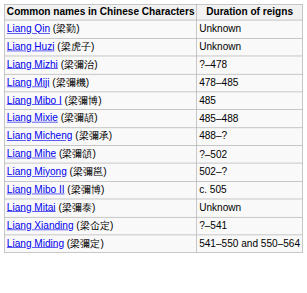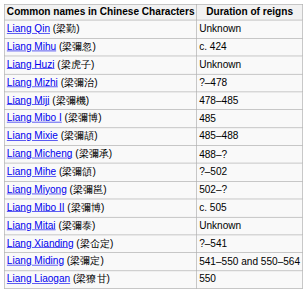+ row: (51, 46)
+ row: (58, 279)
